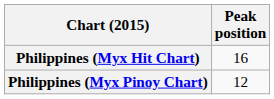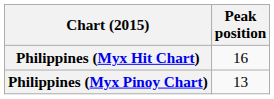(240, 81) 12 -> (240, 81) 13
